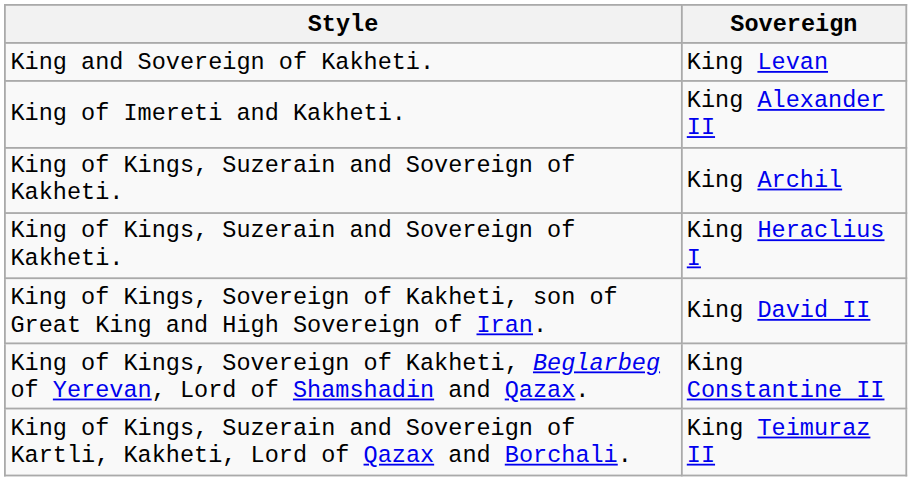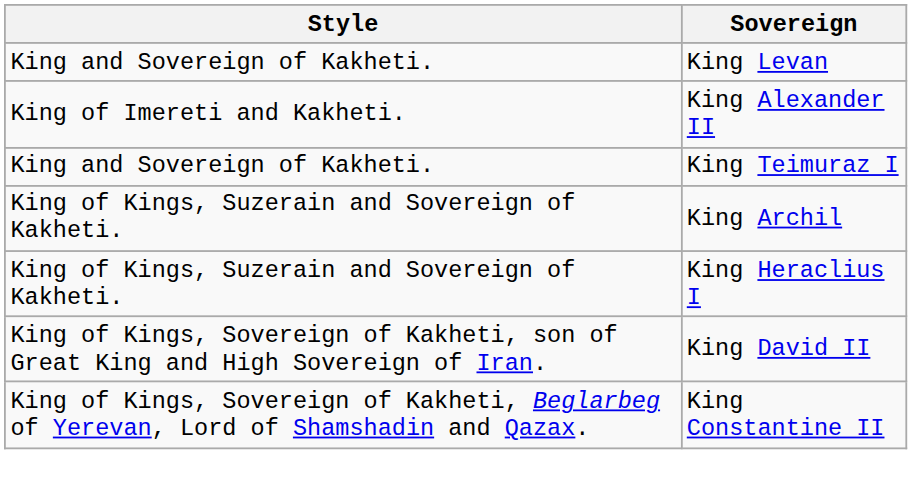+ row: (793, 166)
- row: (779, 442)
